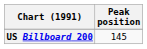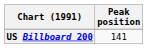(119, 37) 145 -> (119, 37) 141
